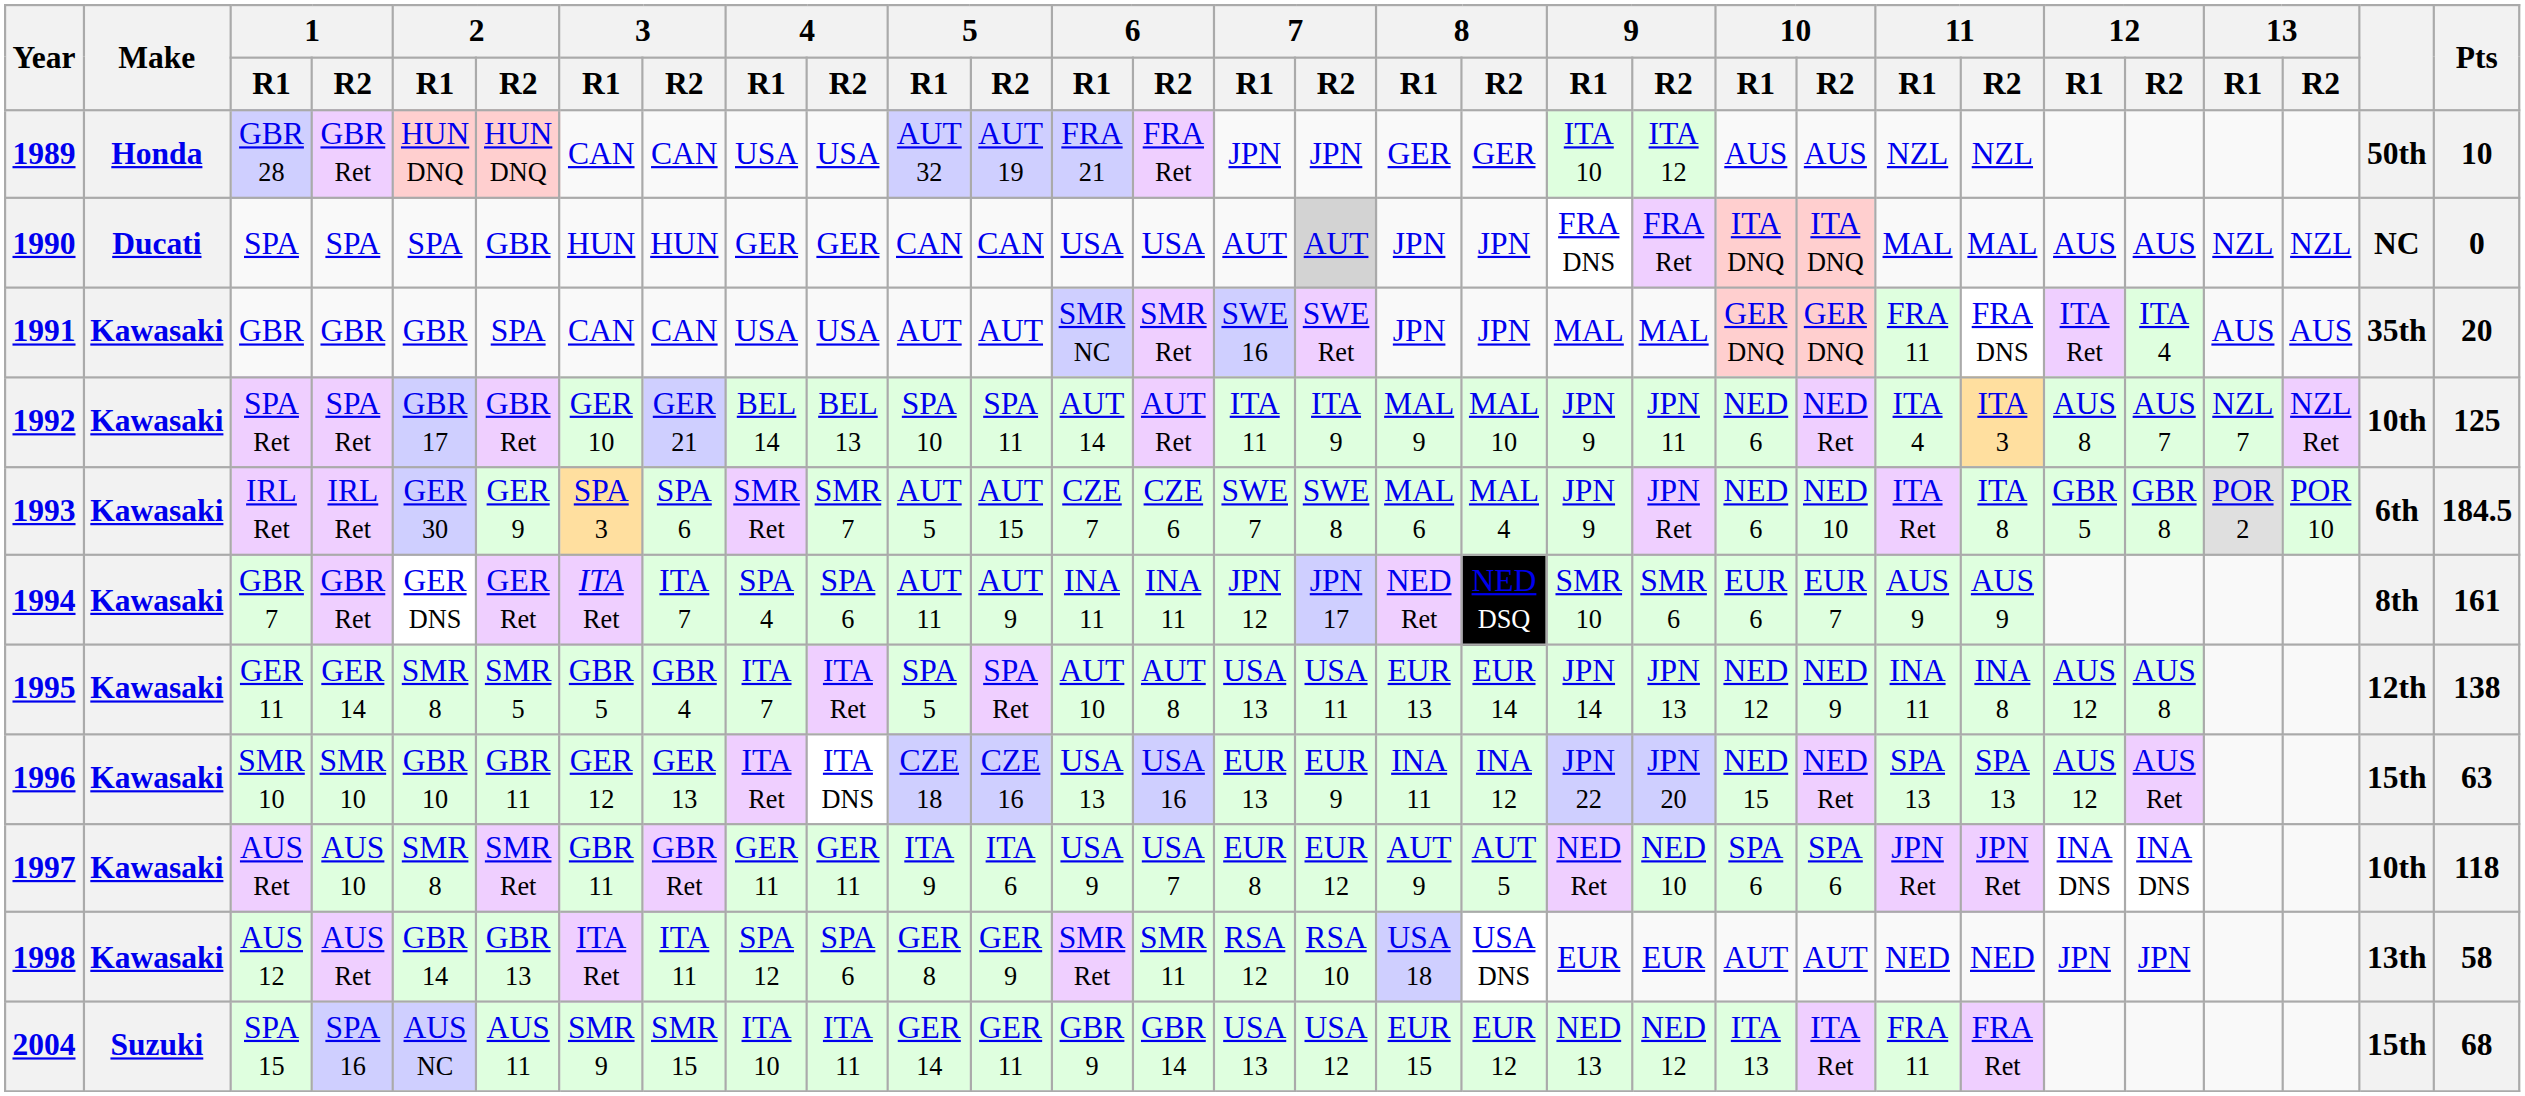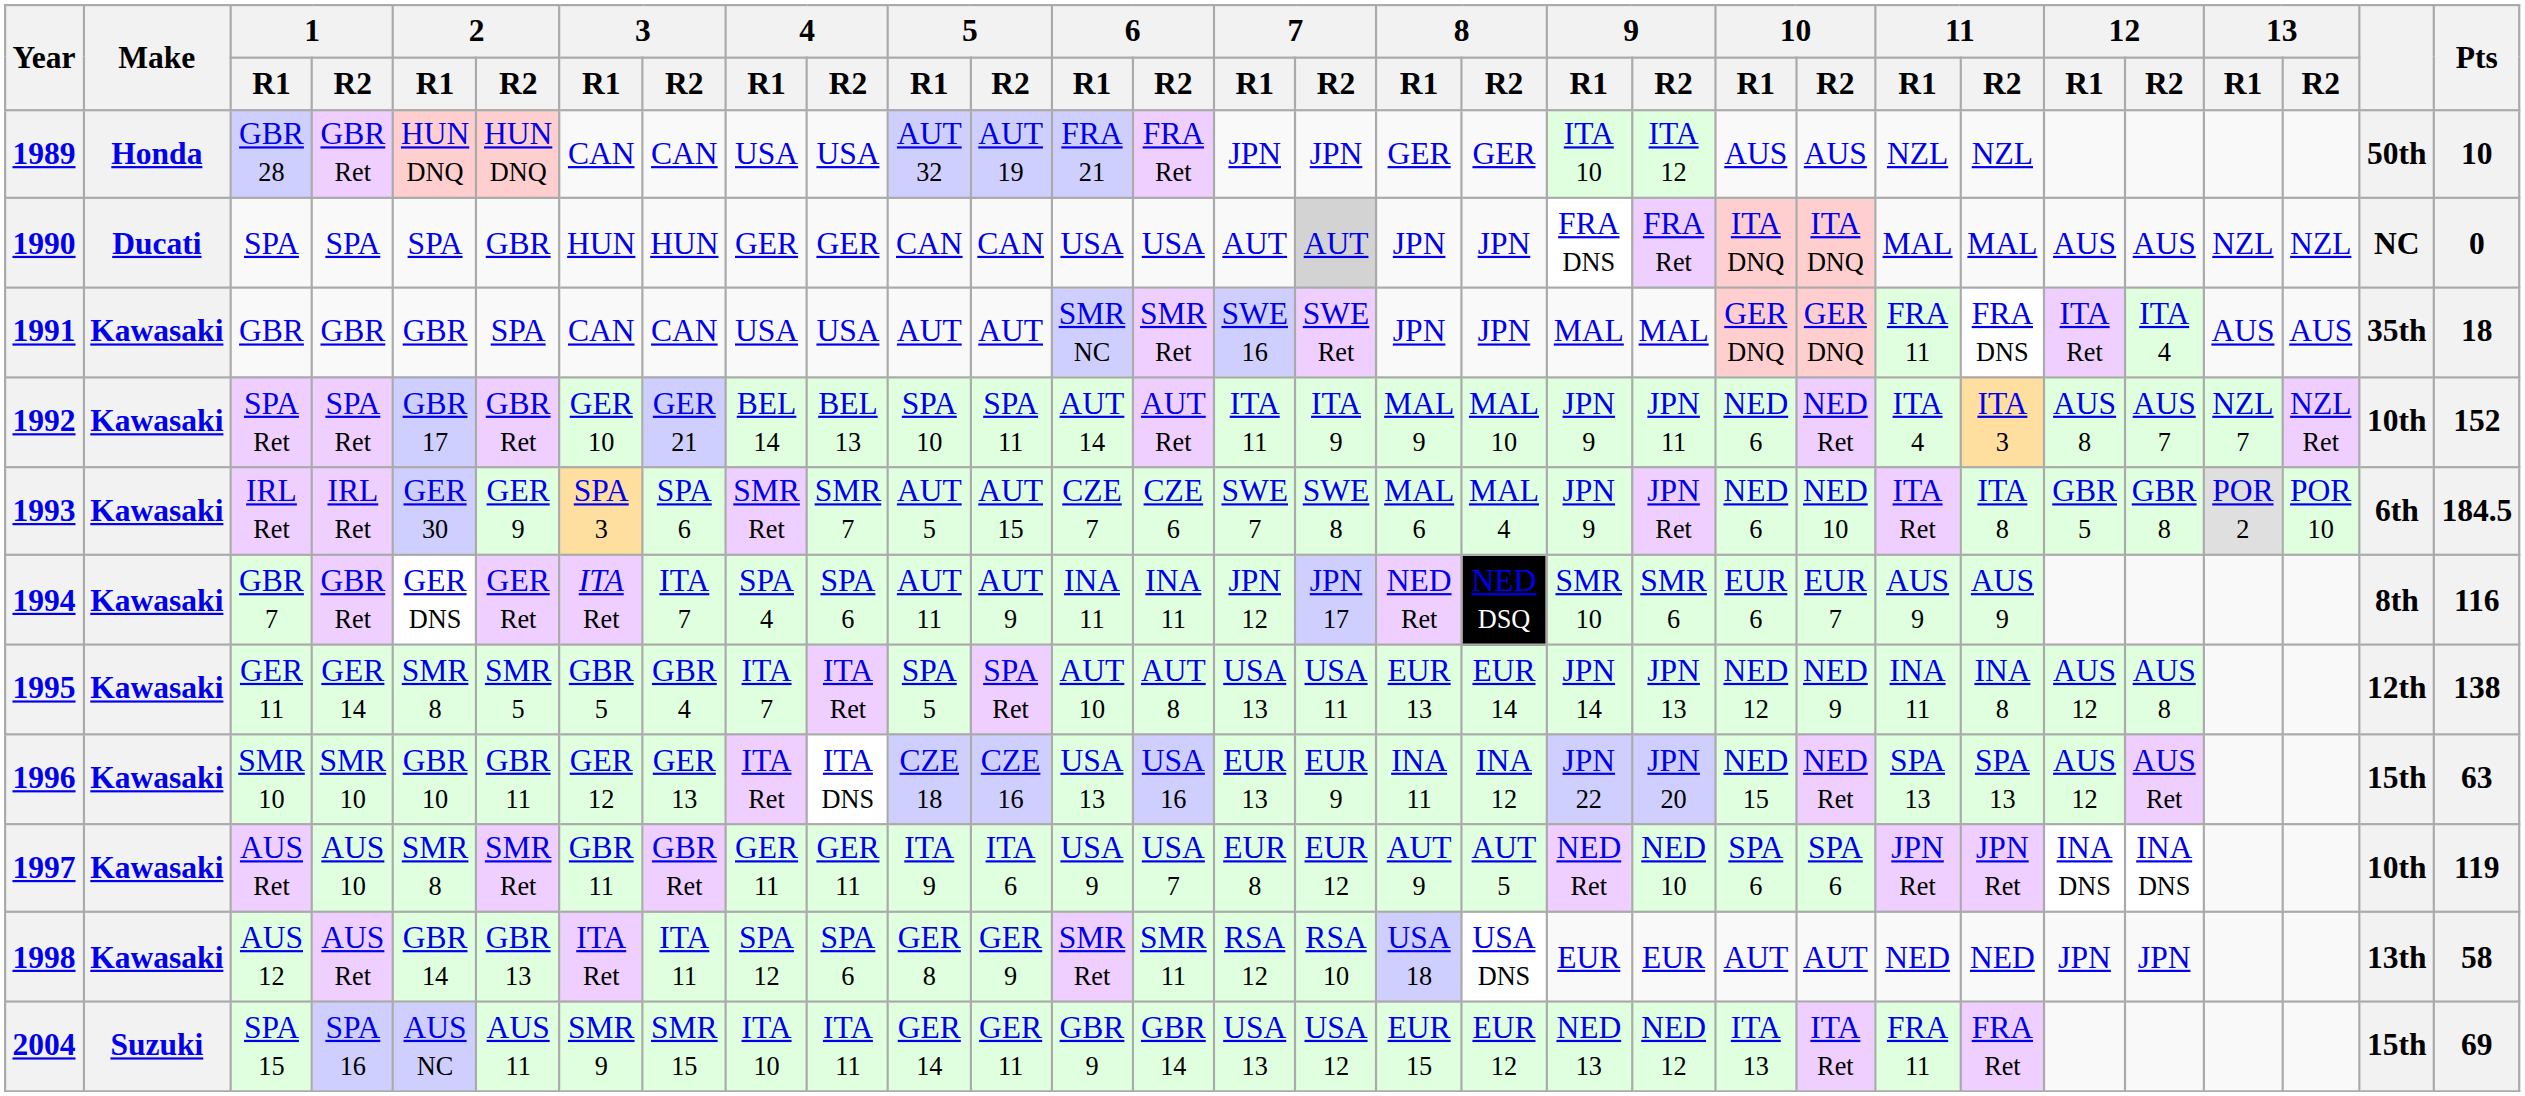(2477, 332) 20 -> (2477, 332) 18
(2477, 421) 125 -> (2477, 421) 152
(2477, 599) 161 -> (2477, 599) 116
(2477, 867) 118 -> (2477, 867) 119
(2477, 1045) 68 -> (2477, 1045) 69
